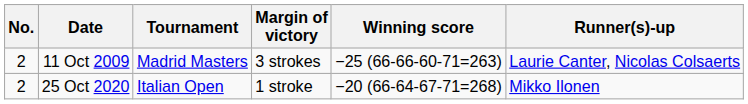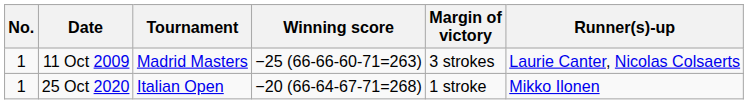columns swapped: (419, 26) <-> (292, 26)
(21, 61) 2 -> (21, 61) 1
(21, 87) 2 -> (21, 87) 1
